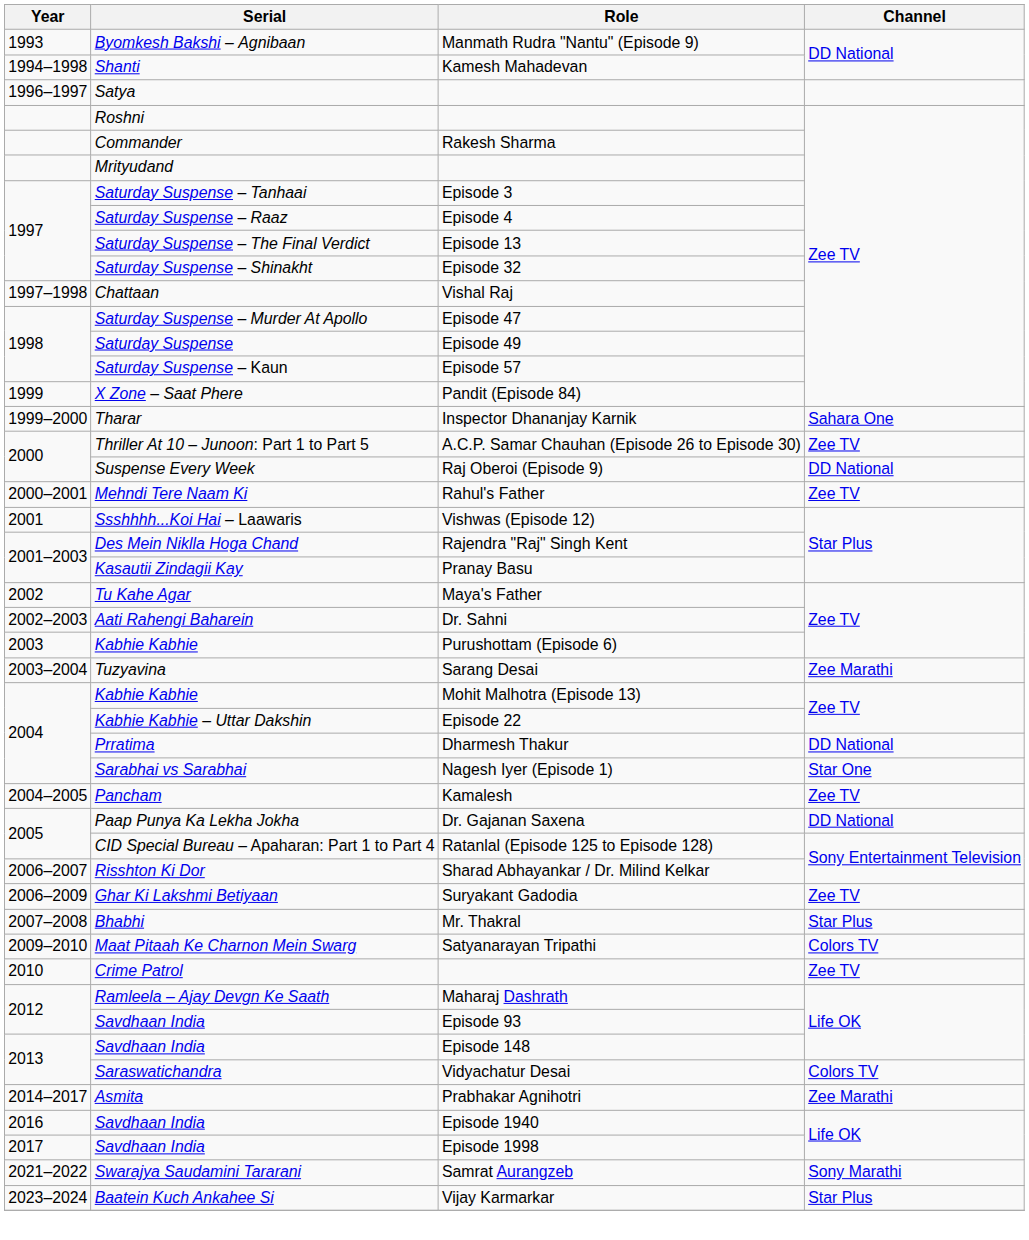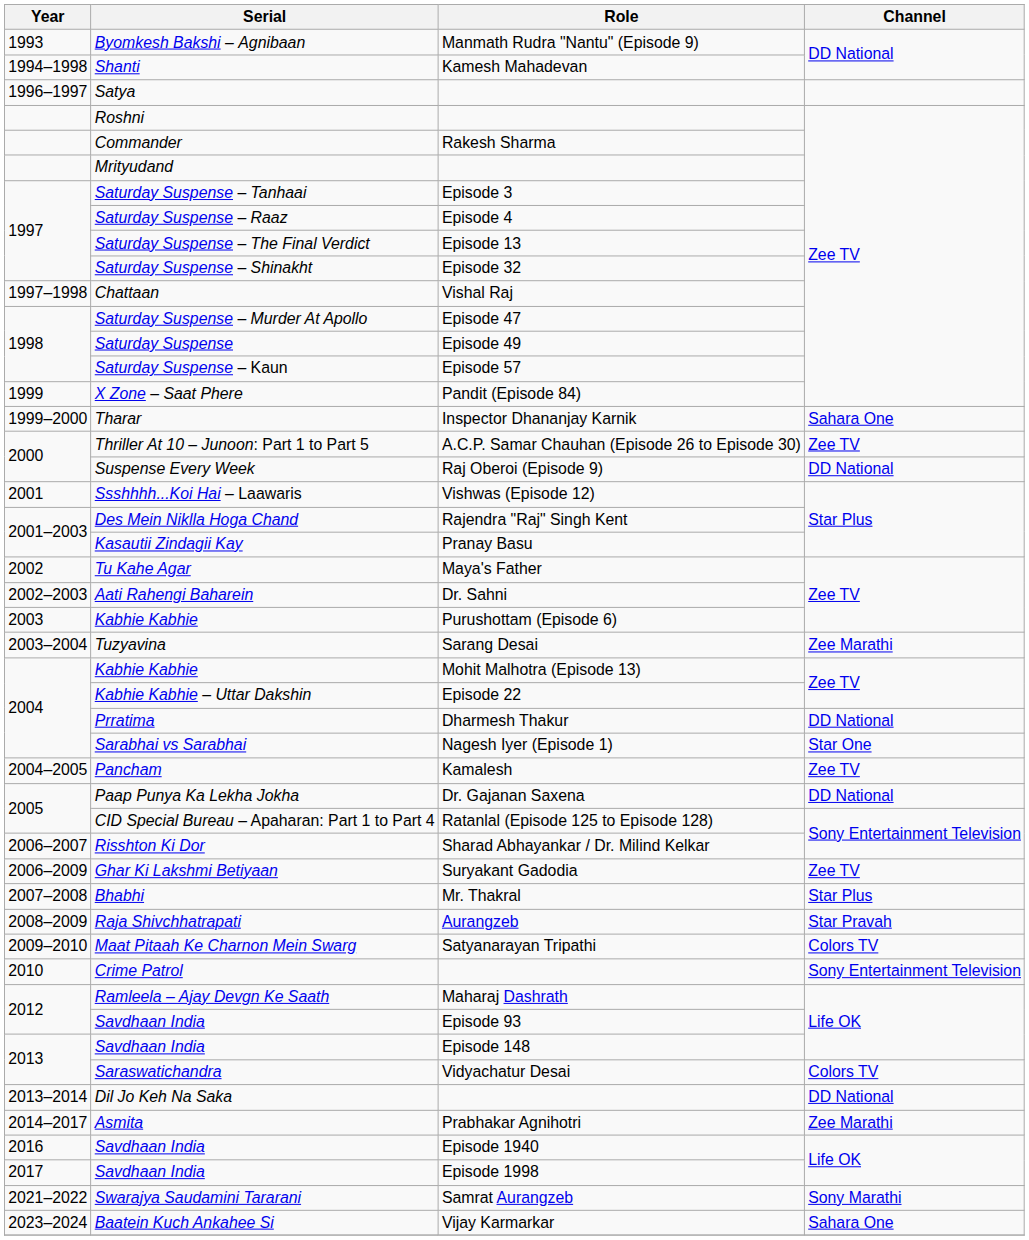- row: (171, 494)
+ row: (168, 921)
(834, 971) Zee TV -> (915, 971) Sony Entertainment Television
+ row: (163, 1097)
(840, 1197) Star Plus -> (851, 1222) Sahara One
